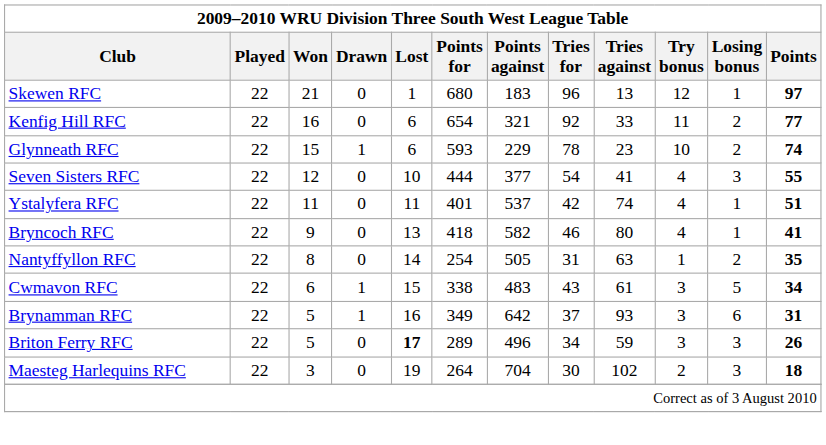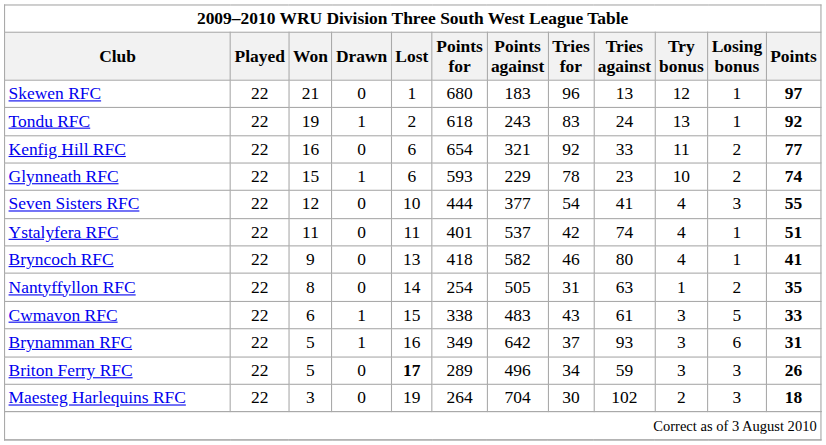+ row: (49, 121)
(793, 287) 34 -> (793, 314) 33
